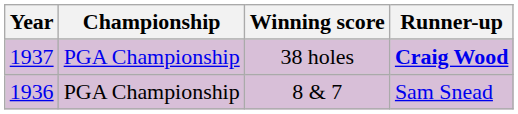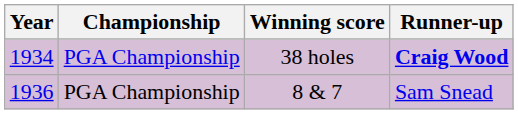(32, 56) 1937 -> (32, 56) 1934
